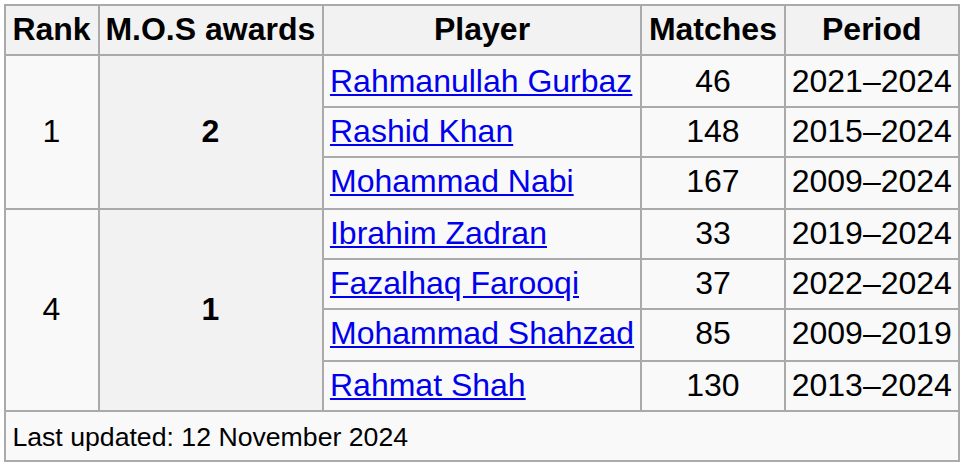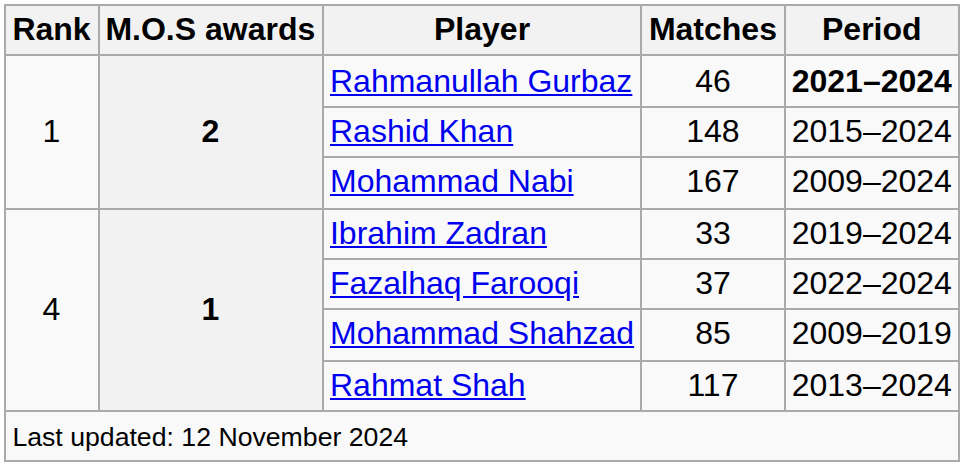(872, 80) normal -> (872, 80) bold
(713, 385) 130 -> (713, 385) 117
